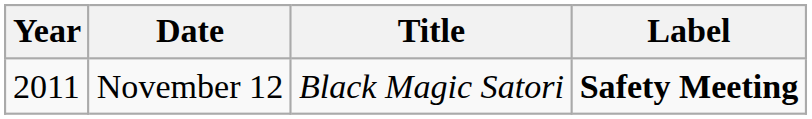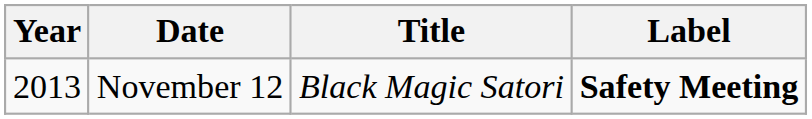(46, 85) 2011 -> (47, 85) 2013
